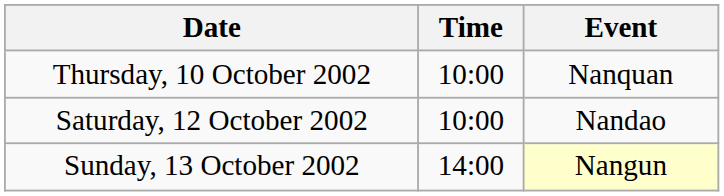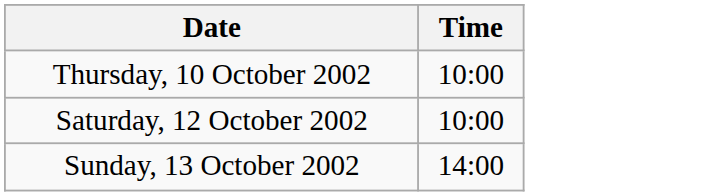- column: (621, 27)
